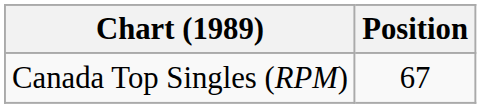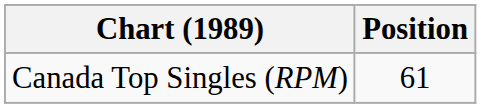(415, 77) 67 -> (415, 77) 61
